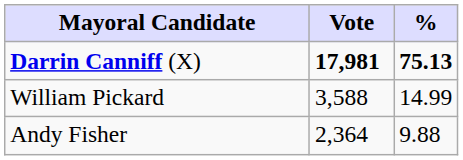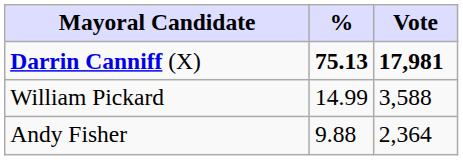columns swapped: (352, 23) <-> (426, 23)
